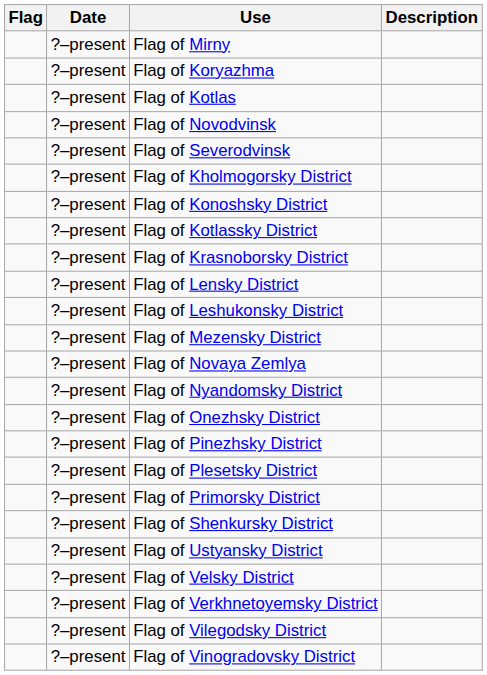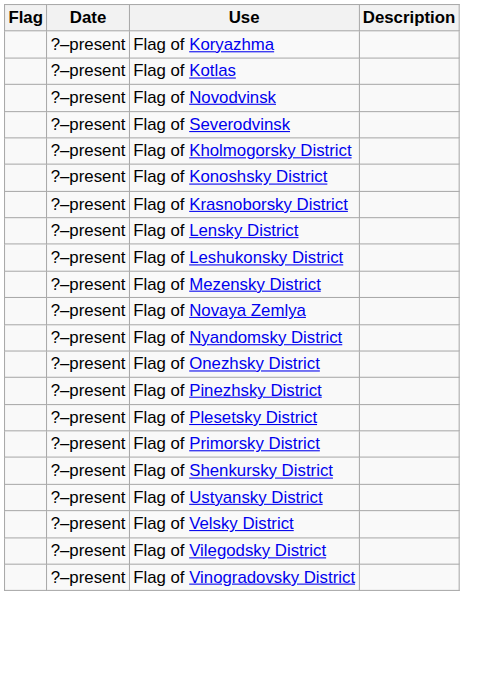- row: (182, 44)
- row: (225, 230)
- row: (255, 603)
